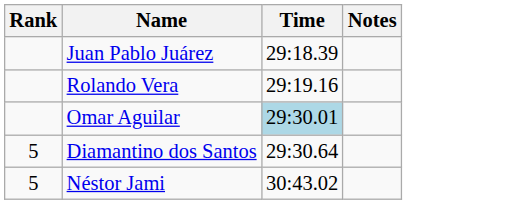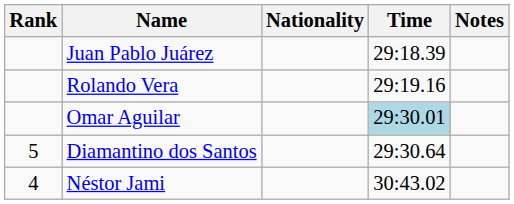+ column: (315, 20)
(33, 183) 5 -> (33, 183) 4
